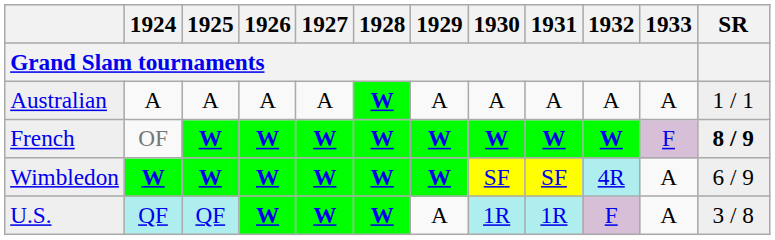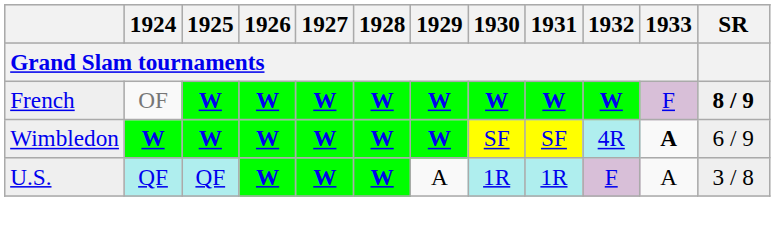- row: (59, 100)
(669, 177) normal -> (669, 138) bold
